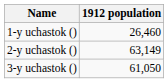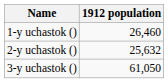(145, 50) 63,149 -> (145, 50) 25,632
